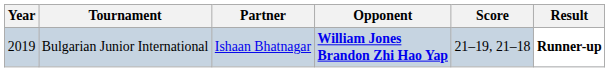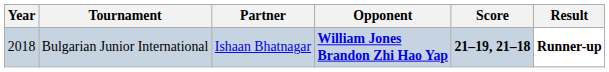(22, 47) 2019 -> (22, 47) 2018
(492, 47) normal -> (492, 47) bold
